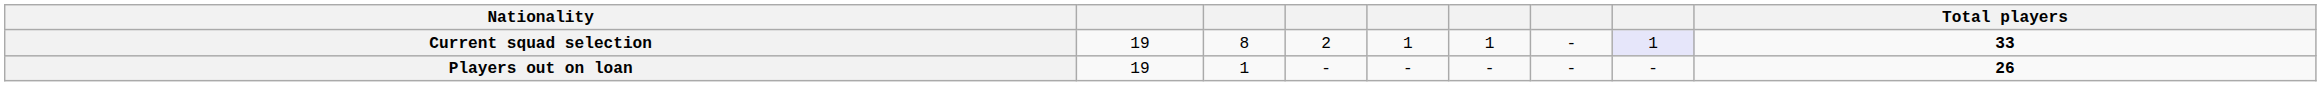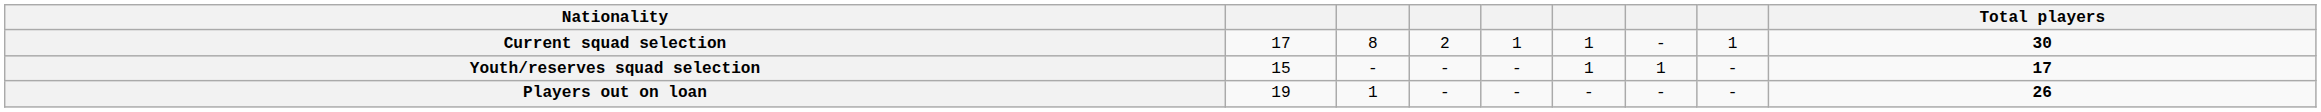(1140, 43) 19 -> (1281, 43) 17
(1653, 43) lavender background -> (1733, 43) no background
(2005, 43) 33 -> (2042, 43) 30
+ row: (615, 68)
